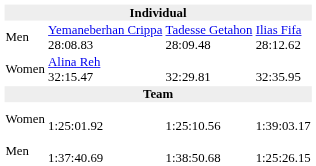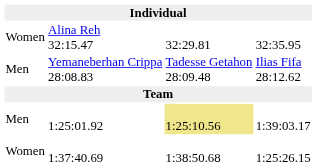rows swapped: (105, 37) <-> (74, 69)
(25, 119) Women -> (17, 119) Men
(193, 126) no background -> (193, 126) khaki background
(17, 151) Men -> (25, 151) Women
